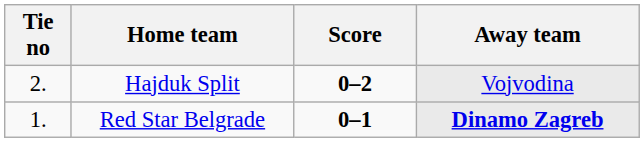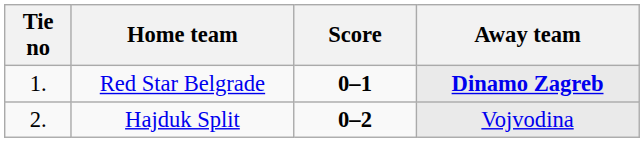rows swapped: (182, 119) <-> (182, 83)
